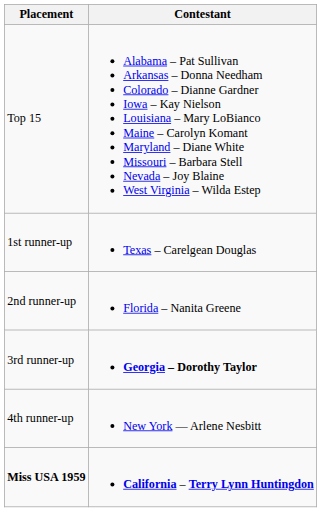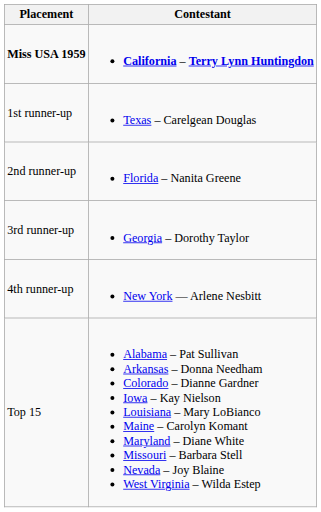rows swapped: (46, 477) <-> (24, 118)
(202, 367) bold -> (202, 237) normal
